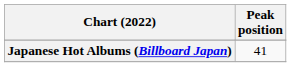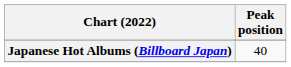(260, 51) 41 -> (260, 51) 40
